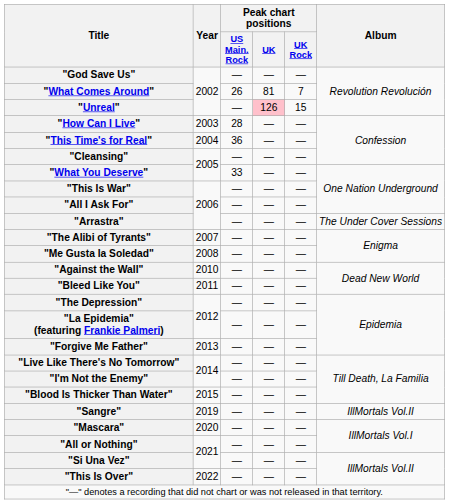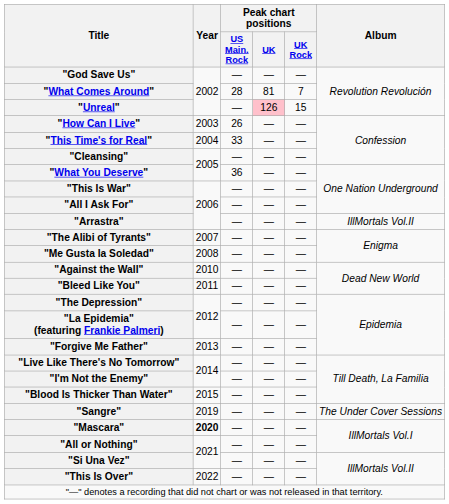(237, 91) 26 -> (237, 91) 28
(237, 124) 28 -> (237, 124) 26
(237, 140) 36 -> (237, 140) 33
(237, 172) 33 -> (237, 172) 36
(381, 221) The Under Cover Sessions -> (381, 221) IllMortals Vol.II
(381, 411) IllMortals Vol.II -> (381, 411) The Under Cover Sessions
(207, 427) normal -> (207, 427) bold
